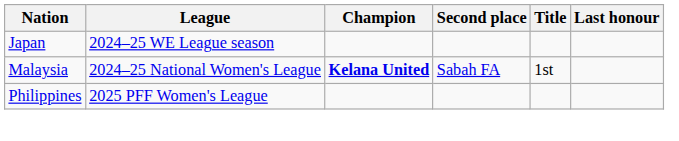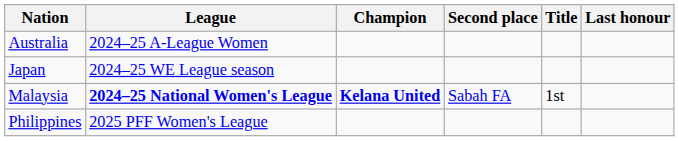+ row: (38, 43)
(205, 70) normal -> (211, 96) bold
